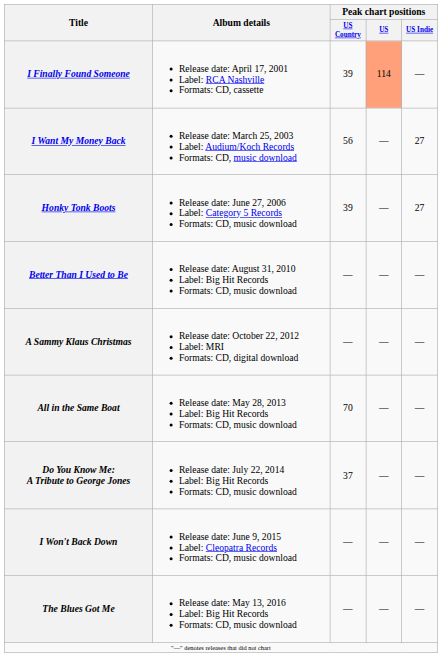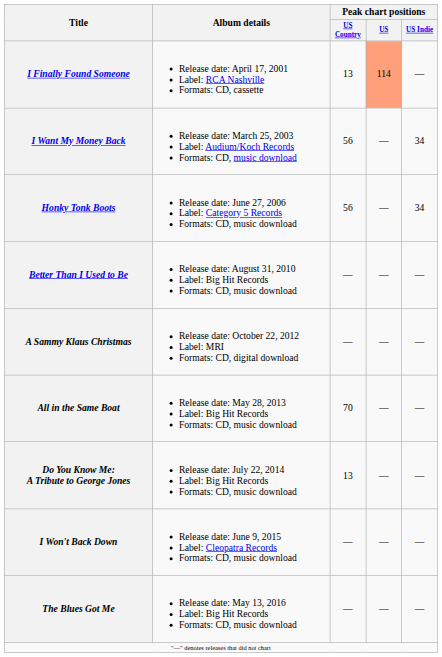(348, 74) 39 -> (348, 74) 13
(420, 141) 27 -> (420, 141) 34
(348, 208) 39 -> (348, 208) 56
(420, 208) 27 -> (420, 208) 34
(348, 475) 37 -> (348, 475) 13
